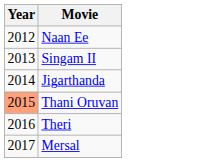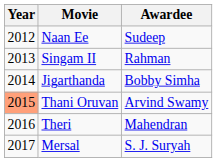+ column: (166, 15)
